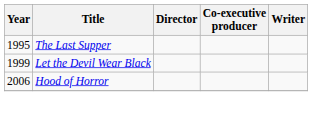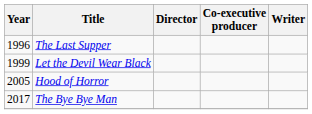(19, 44) 1995 -> (19, 44) 1996
(19, 81) 2006 -> (19, 81) 2005
+ row: (76, 99)
